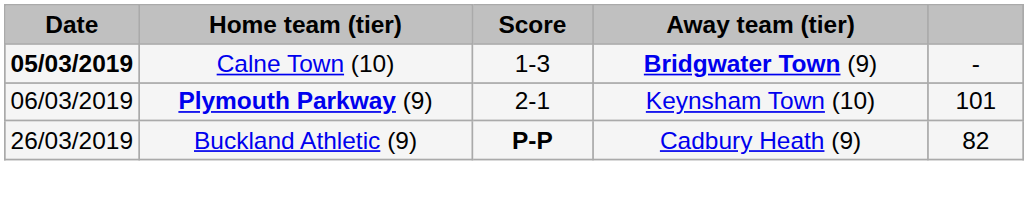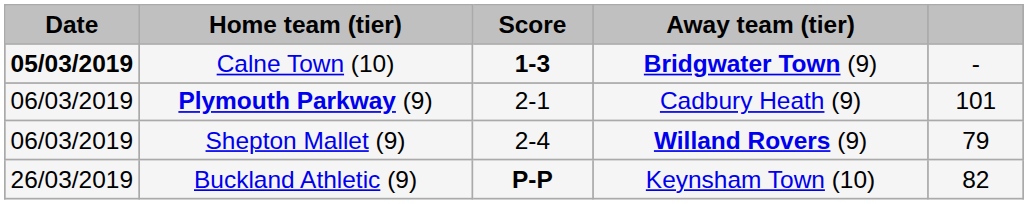(532, 63) normal -> (532, 63) bold
(761, 102) Keynsham Town (10) -> (761, 102) Cadbury Heath (9)
+ row: (306, 141)
(761, 141) Cadbury Heath (9) -> (761, 179) Keynsham Town (10)
